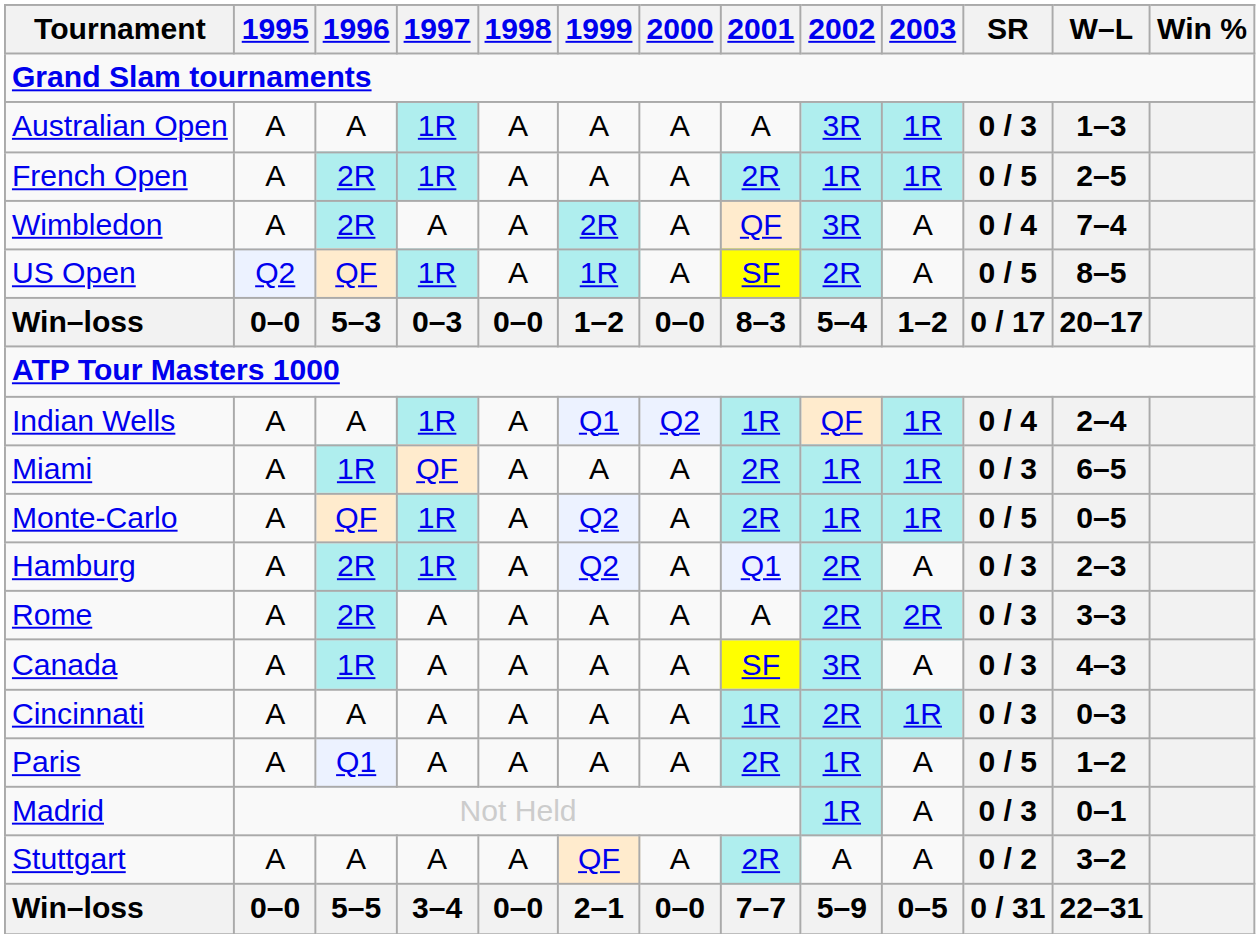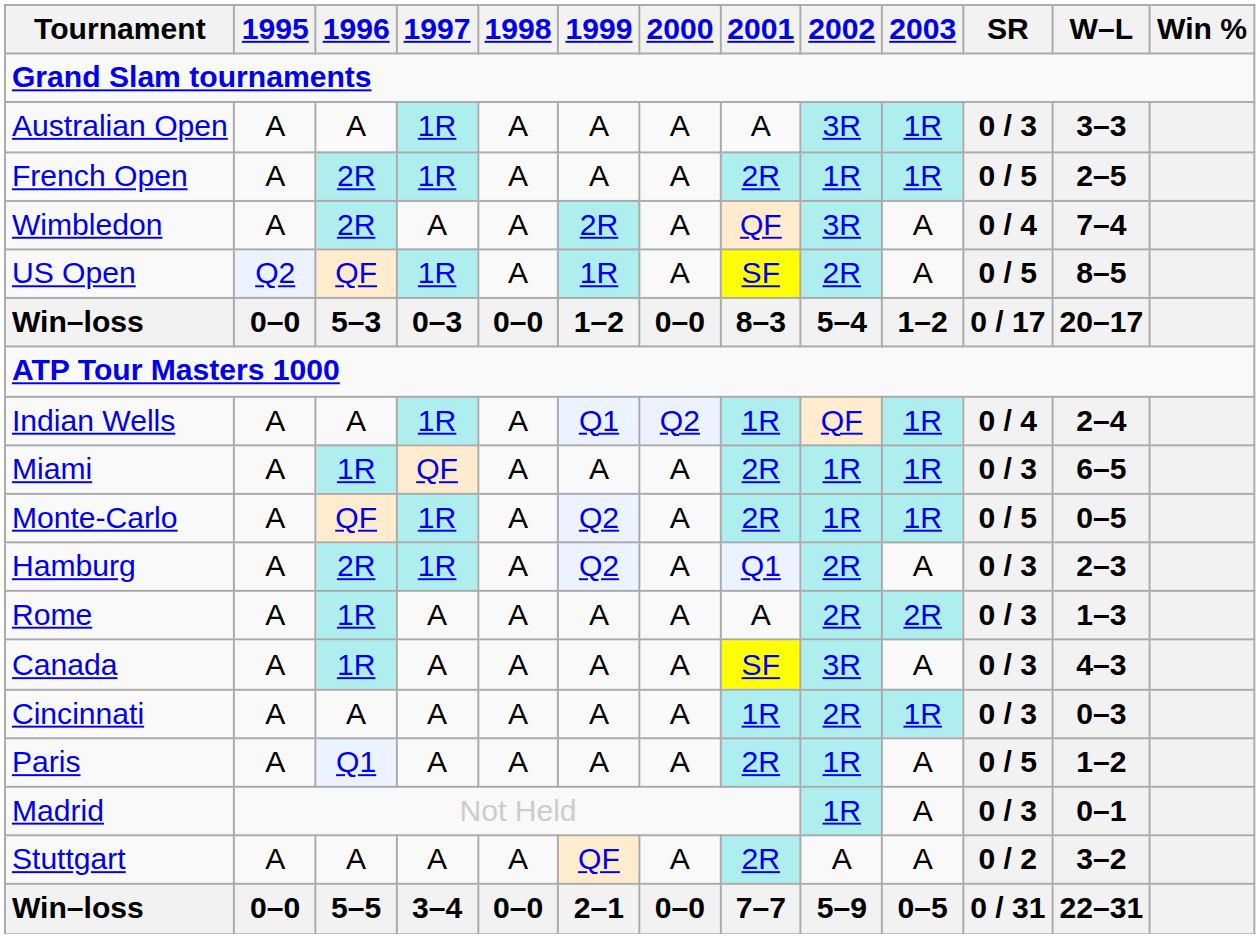(1101, 126) 1–3 -> (1101, 126) 3–3
(356, 614) 2R -> (356, 614) 1R
(1101, 614) 3–3 -> (1101, 614) 1–3
